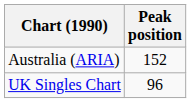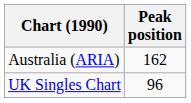(155, 60) 152 -> (155, 60) 162
